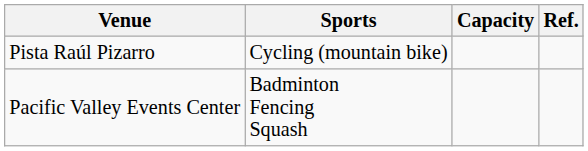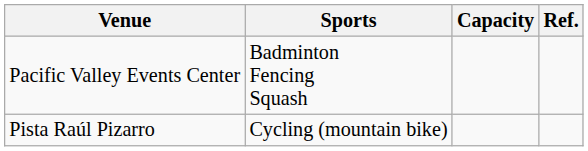rows swapped: (125, 107) <-> (82, 52)
